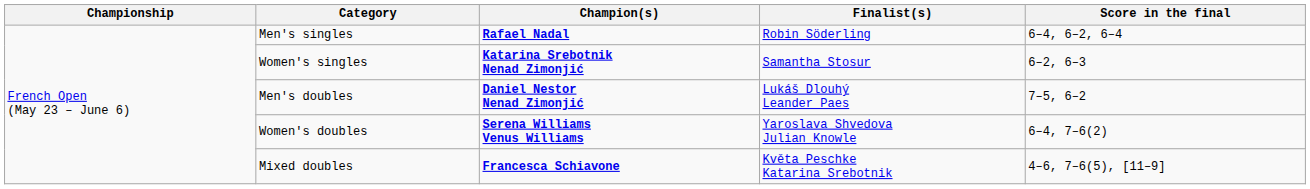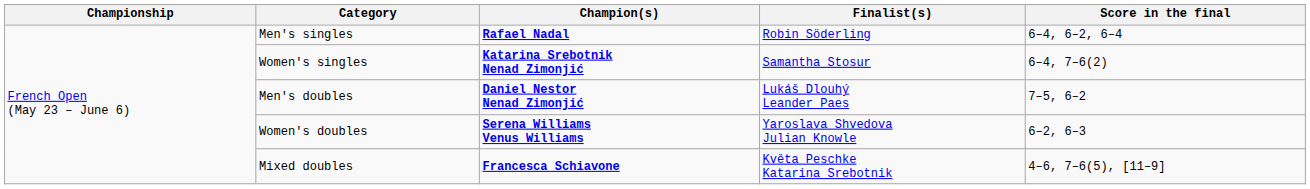(1057, 62) 6–2, 6–3 -> (1068, 62) 6–4, 7–6(2)
(1068, 131) 6–4, 7–6(2) -> (1057, 131) 6–2, 6–3
